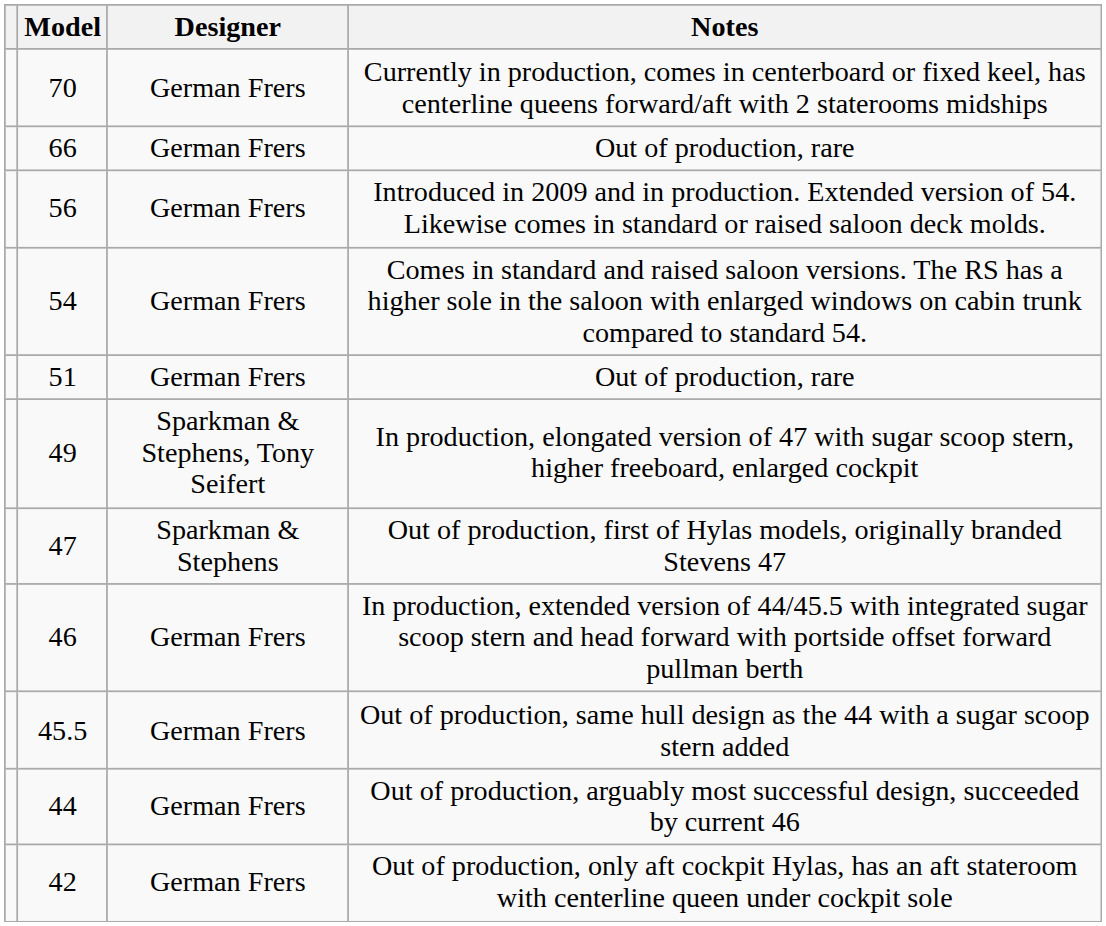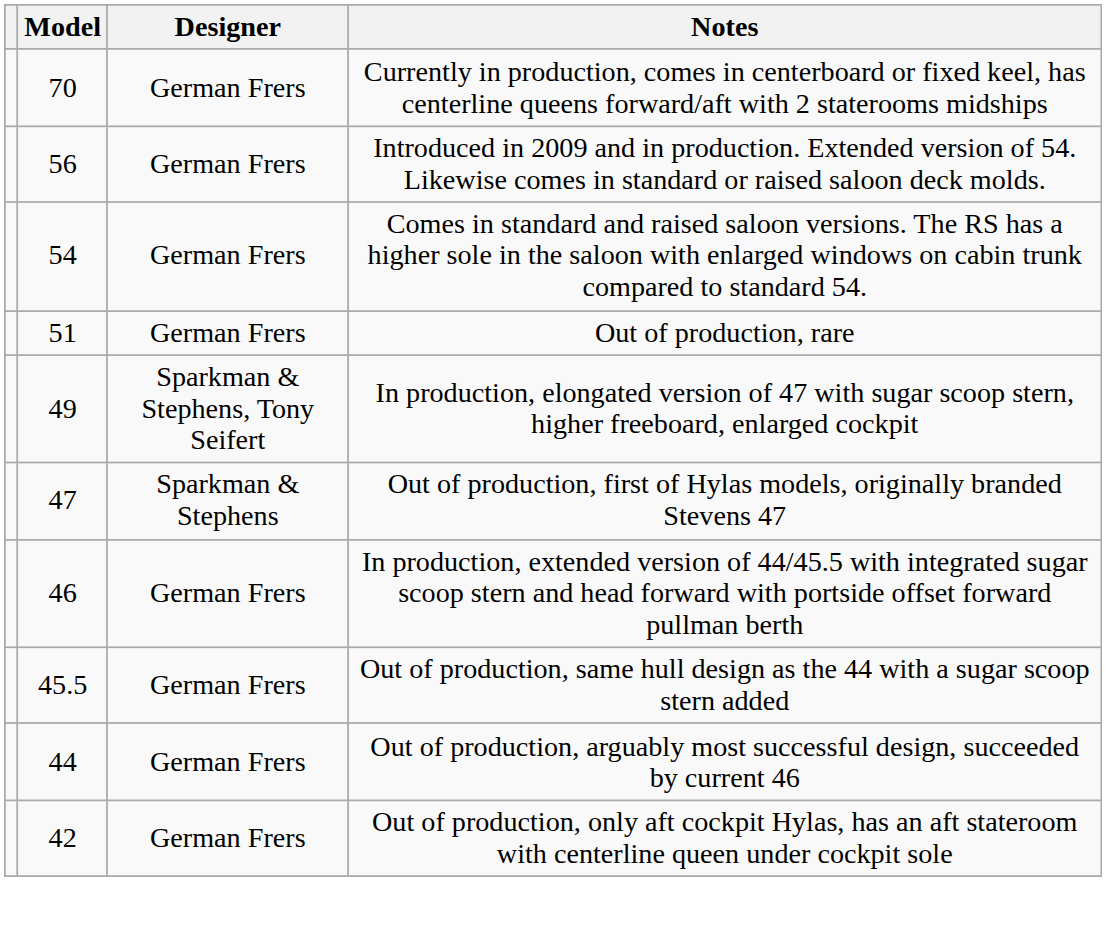- row: (63, 147)
